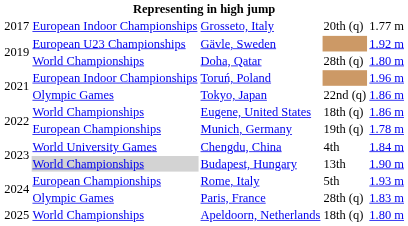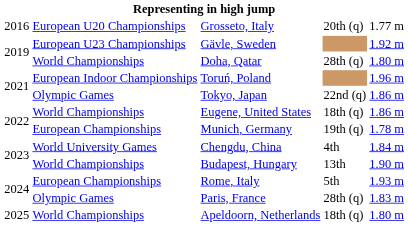(17, 26) 2017 -> (17, 26) 2016
(115, 26) European Indoor Championships -> (109, 26) European U20 Championships
(88, 163) lightgrey background -> (88, 163) no background
